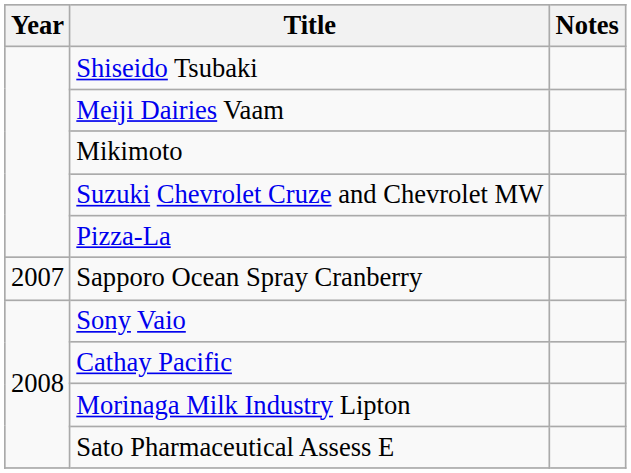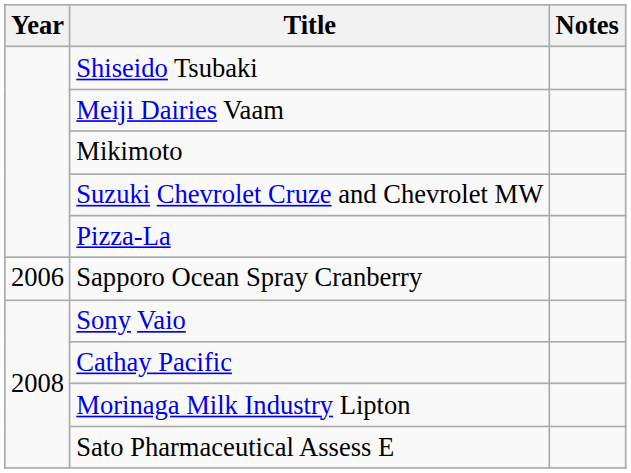(38, 278) 2007 -> (38, 278) 2006
